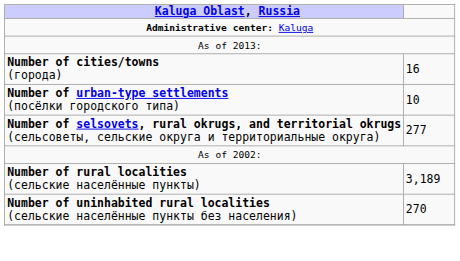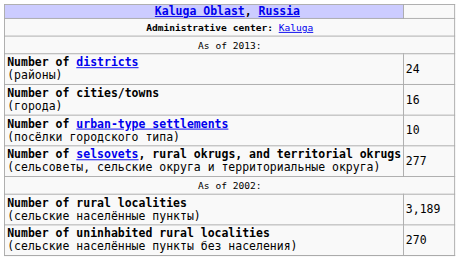+ row: (73, 69)
